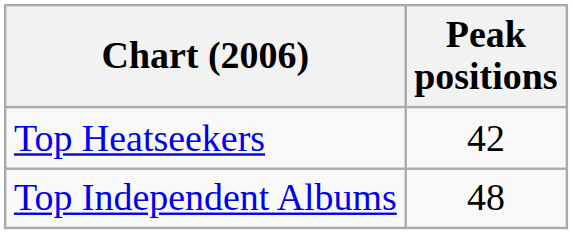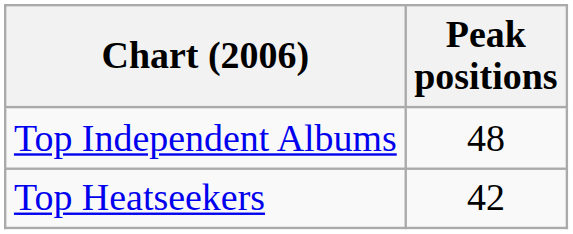rows swapped: (205, 197) <-> (139, 137)
